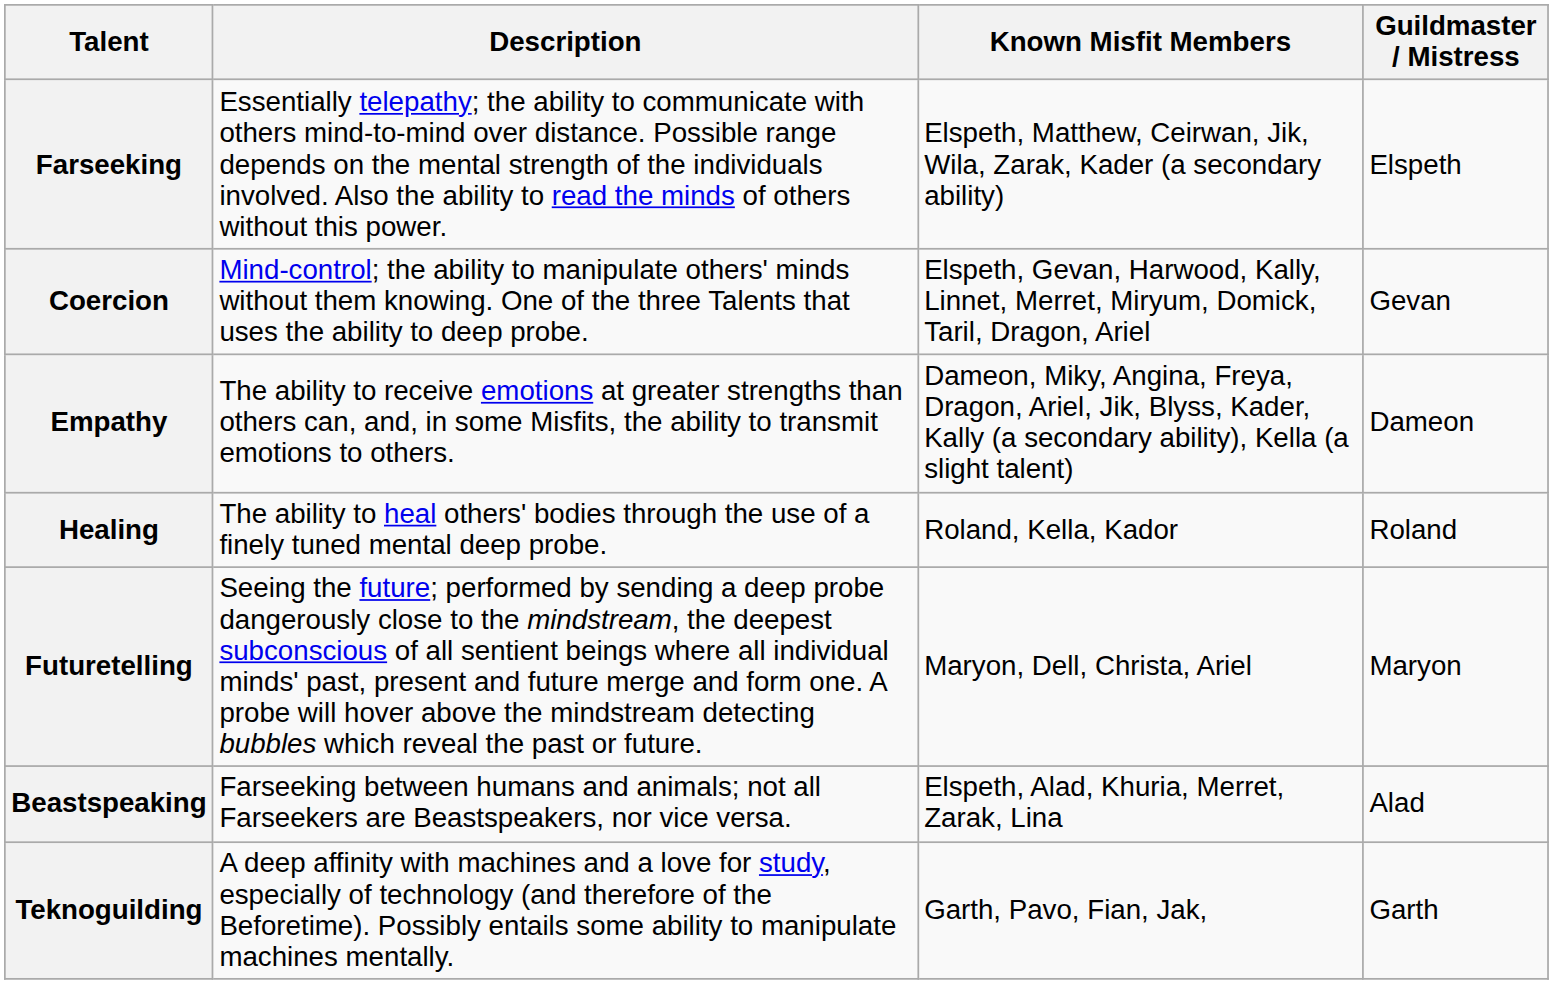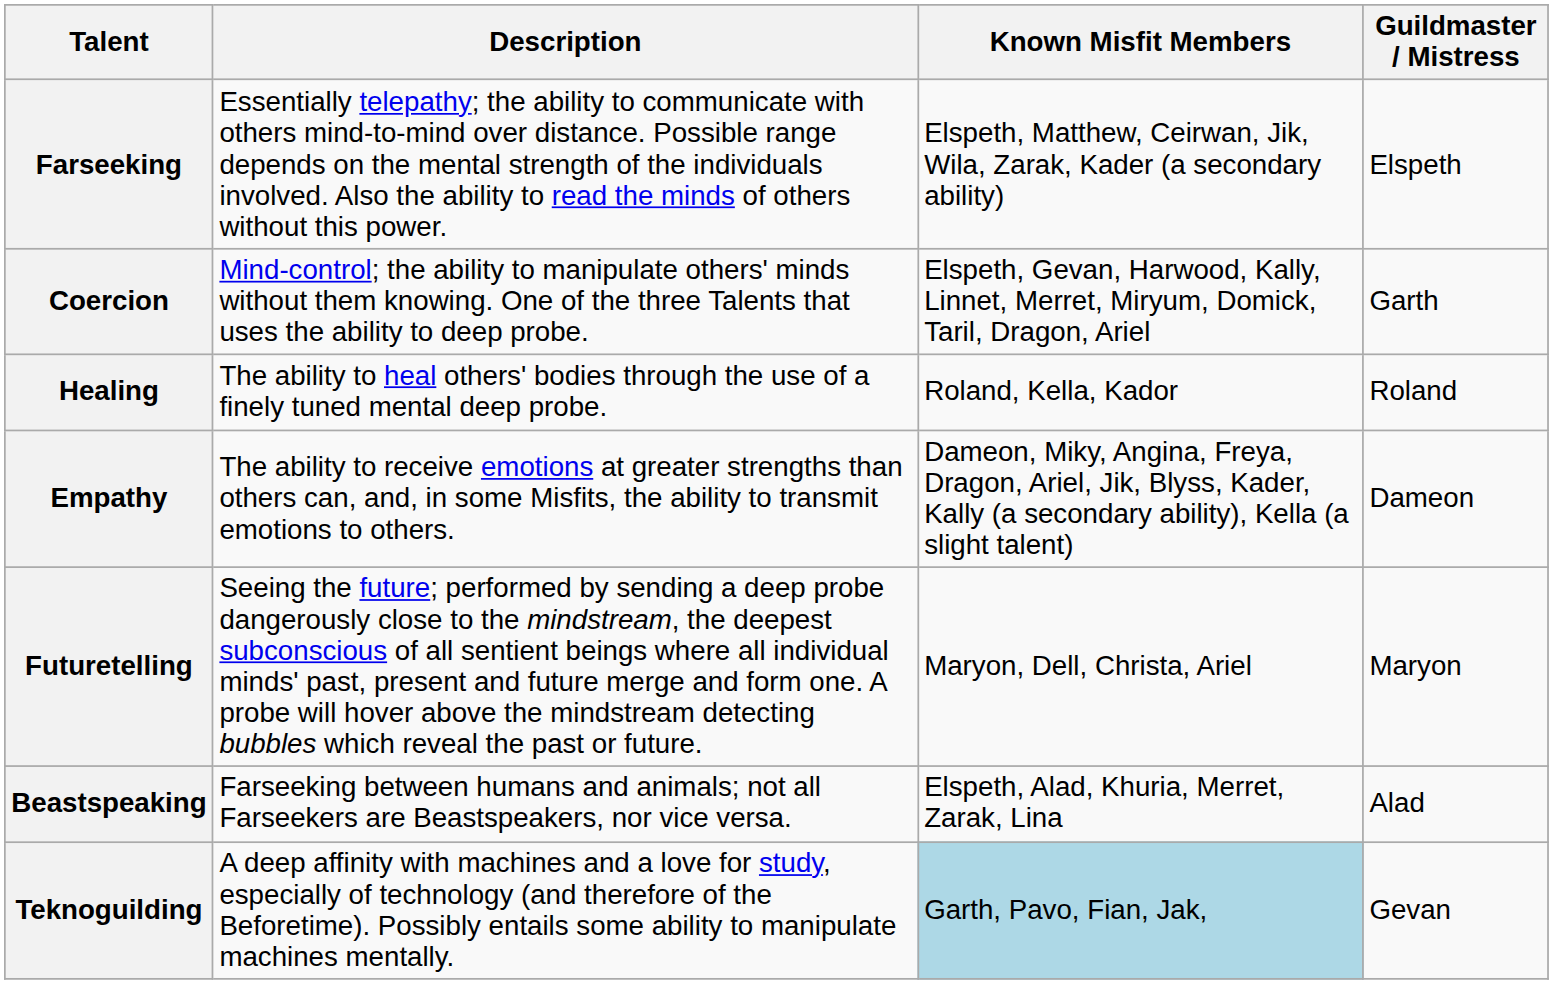(1410, 301) Gevan -> (1404, 301) Garth
rows swapped: (109, 422) <-> (109, 529)
(1066, 909) no background -> (1066, 909) lightblue background
(1404, 909) Garth -> (1410, 909) Gevan
